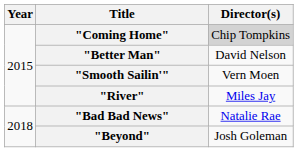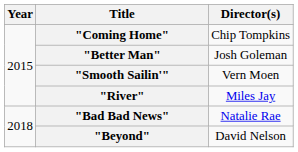(251, 34) lightgrey background -> (251, 34) no background
(251, 55) David Nelson -> (251, 55) Josh Goleman
(251, 136) Josh Goleman -> (251, 136) David Nelson
